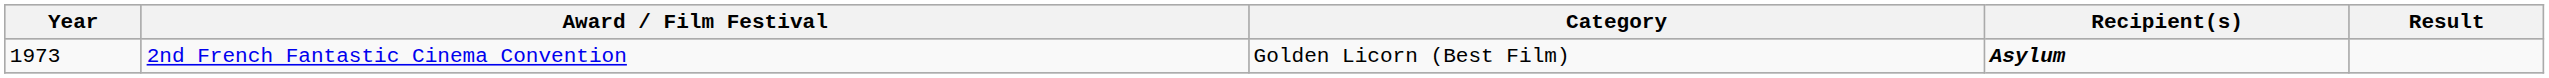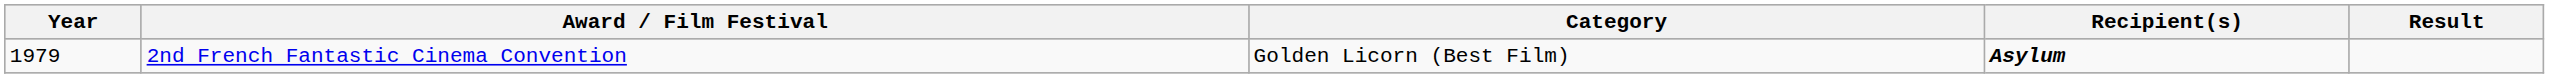(35, 56) 1973 -> (35, 56) 1979
